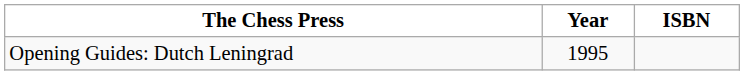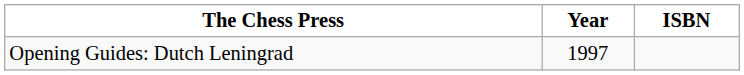(588, 53) 1995 -> (588, 53) 1997
